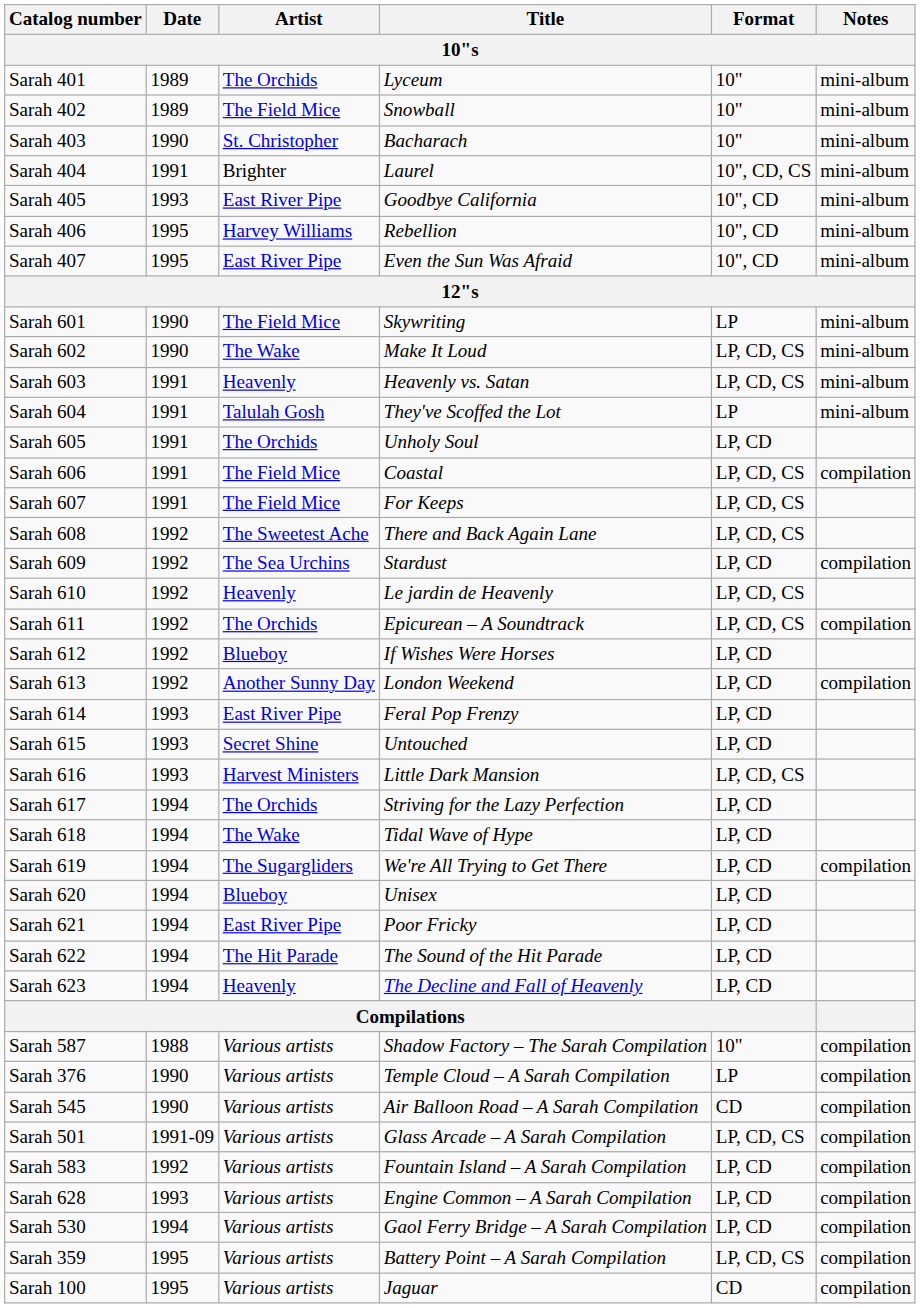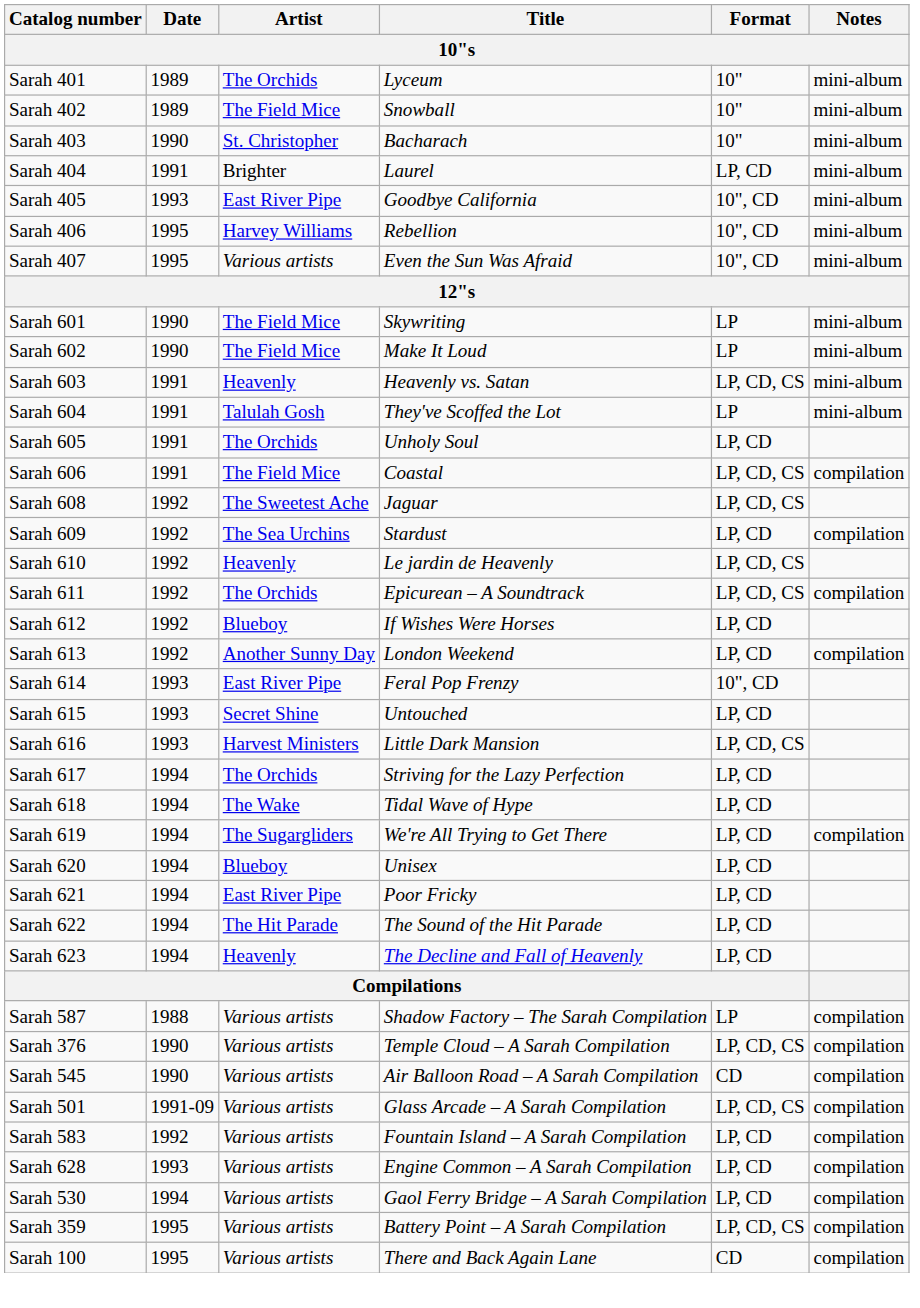(764, 170) 10", CD, CS -> (744, 170) LP, CD
(282, 261) East River Pipe -> (278, 261) Various artists
(261, 351) The Wake -> (281, 351) The Field Mice
(760, 351) LP, CD, CS -> (727, 351) LP
- row: (47, 502)
(490, 532) There and Back Again Lane -> (411, 502) Jaguar
(744, 714) LP, CD -> (747, 683) 10", CD
(729, 1046) 10" -> (727, 1016) LP
(727, 1076) LP -> (760, 1046) LP, CD, CS
(411, 1287) Jaguar -> (490, 1257) There and Back Again Lane
